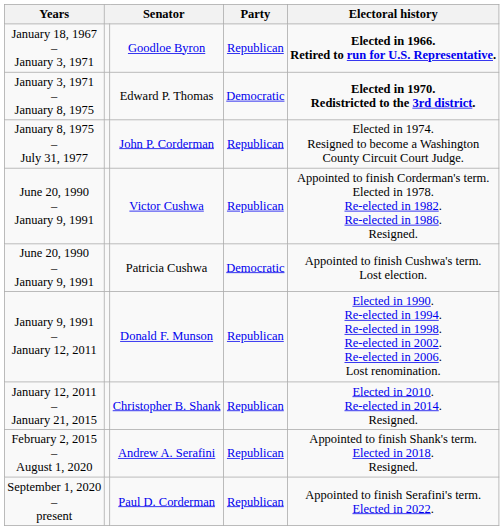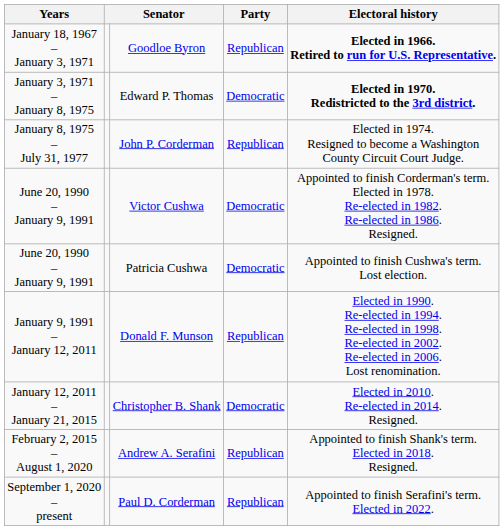(255, 205) Republican -> (255, 205) Democratic
(255, 405) Republican -> (255, 405) Democratic
